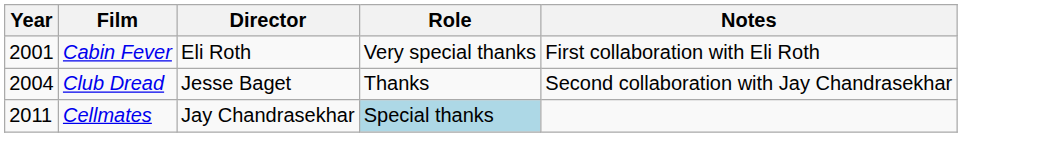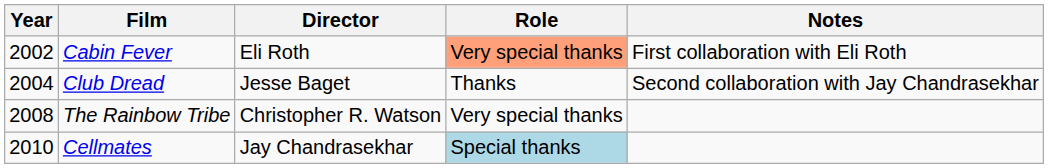(31, 52) 2001 -> (31, 52) 2002
(450, 52) no background -> (537, 52) lightsalmon background
+ row: (147, 115)
(31, 115) 2011 -> (31, 147) 2010
